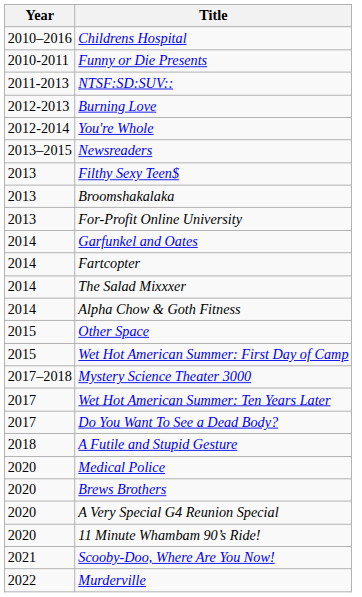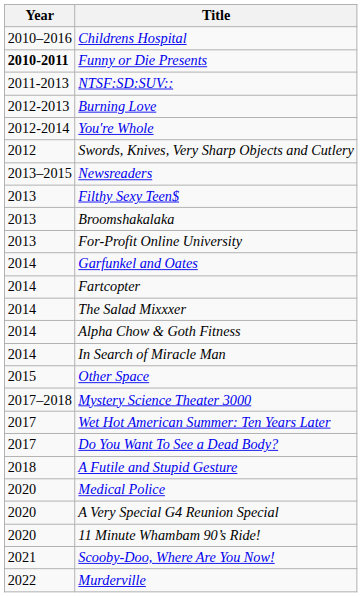(38, 60) normal -> (38, 60) bold
+ row: (216, 151)
+ row: (152, 354)
- row: (213, 354)
- row: (122, 490)
